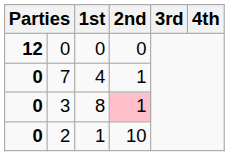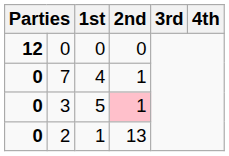(100, 106) 8 -> (100, 106) 5
(136, 135) 10 -> (136, 135) 13
